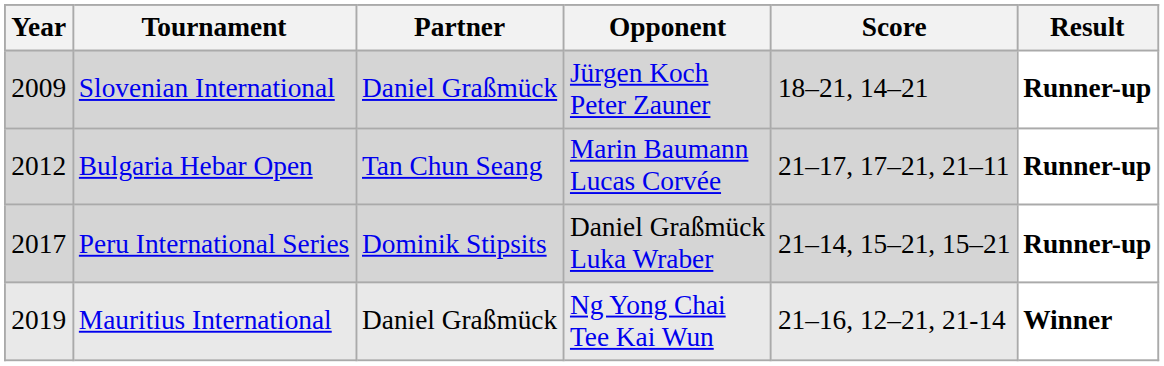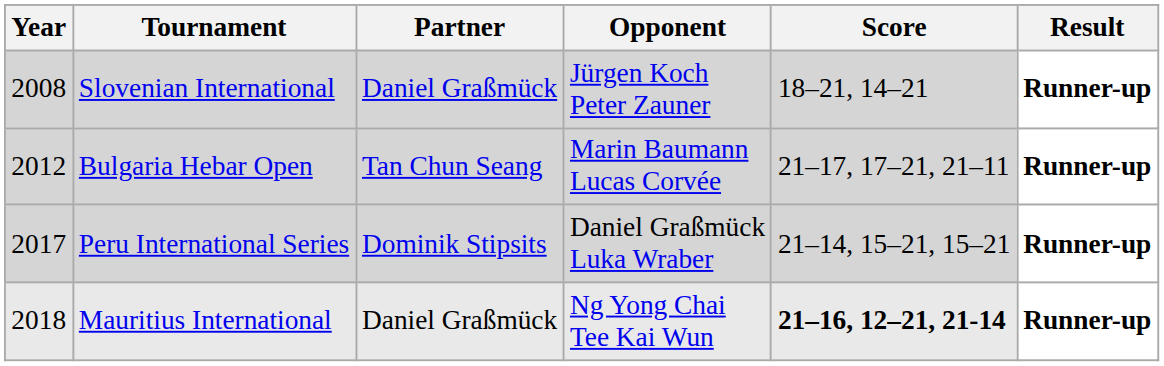(39, 88) 2009 -> (39, 88) 2008
(39, 321) 2019 -> (39, 321) 2018
(892, 321) normal -> (892, 321) bold
(1068, 321) Winner -> (1087, 321) Runner-up
